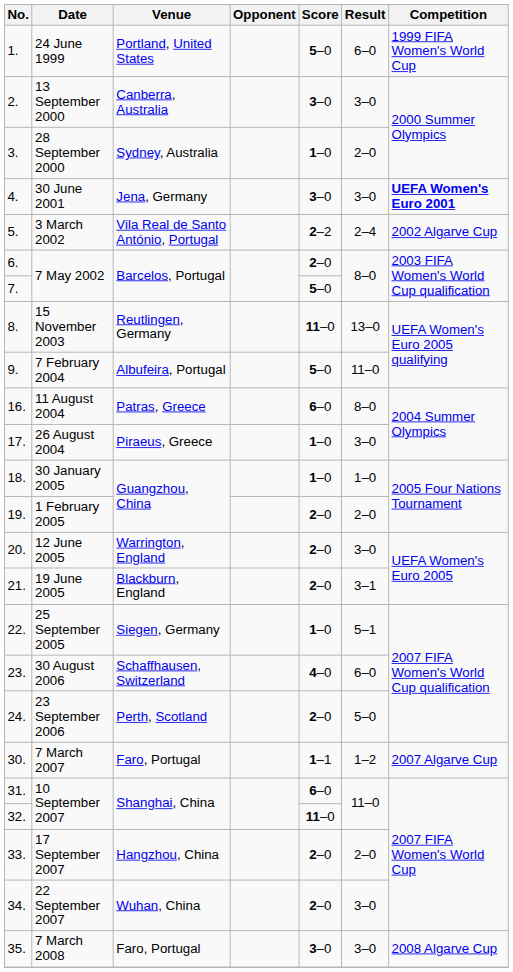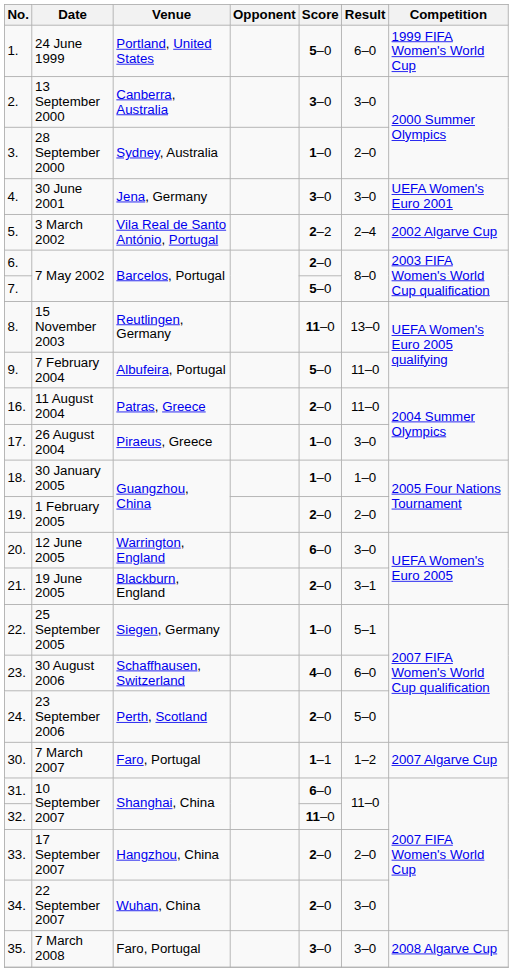(440, 196) bold -> (438, 196) normal
(320, 406) 6–0 -> (320, 406) 2–0
(365, 406) 8–0 -> (365, 406) 11–0
(320, 550) 2–0 -> (320, 550) 6–0
